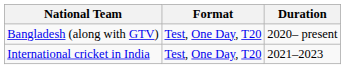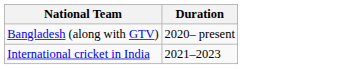- column: (213, 14)
